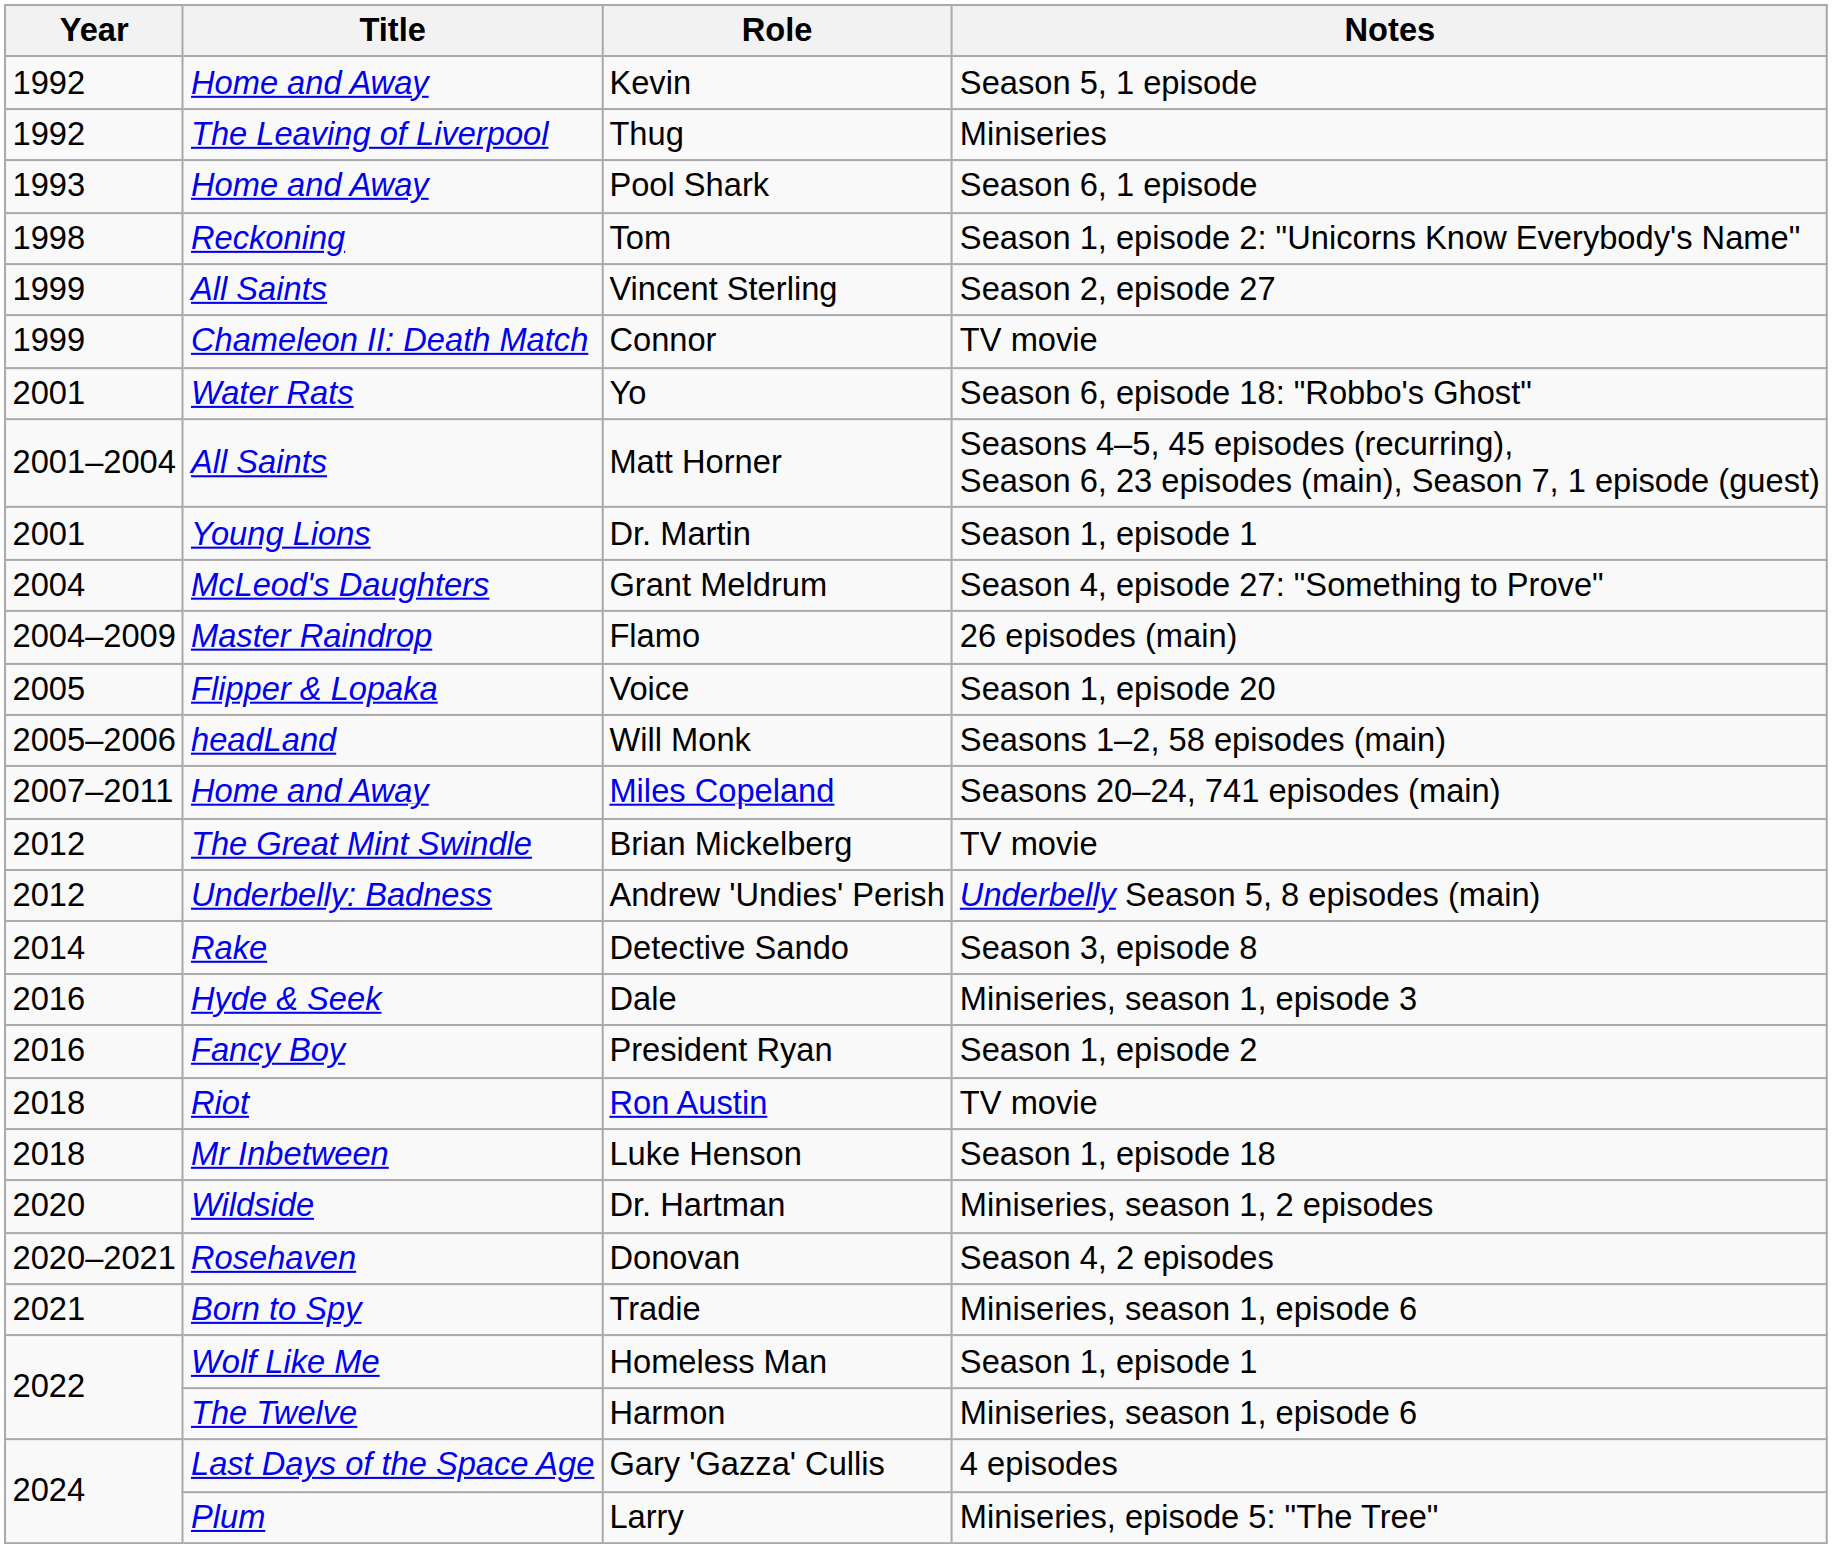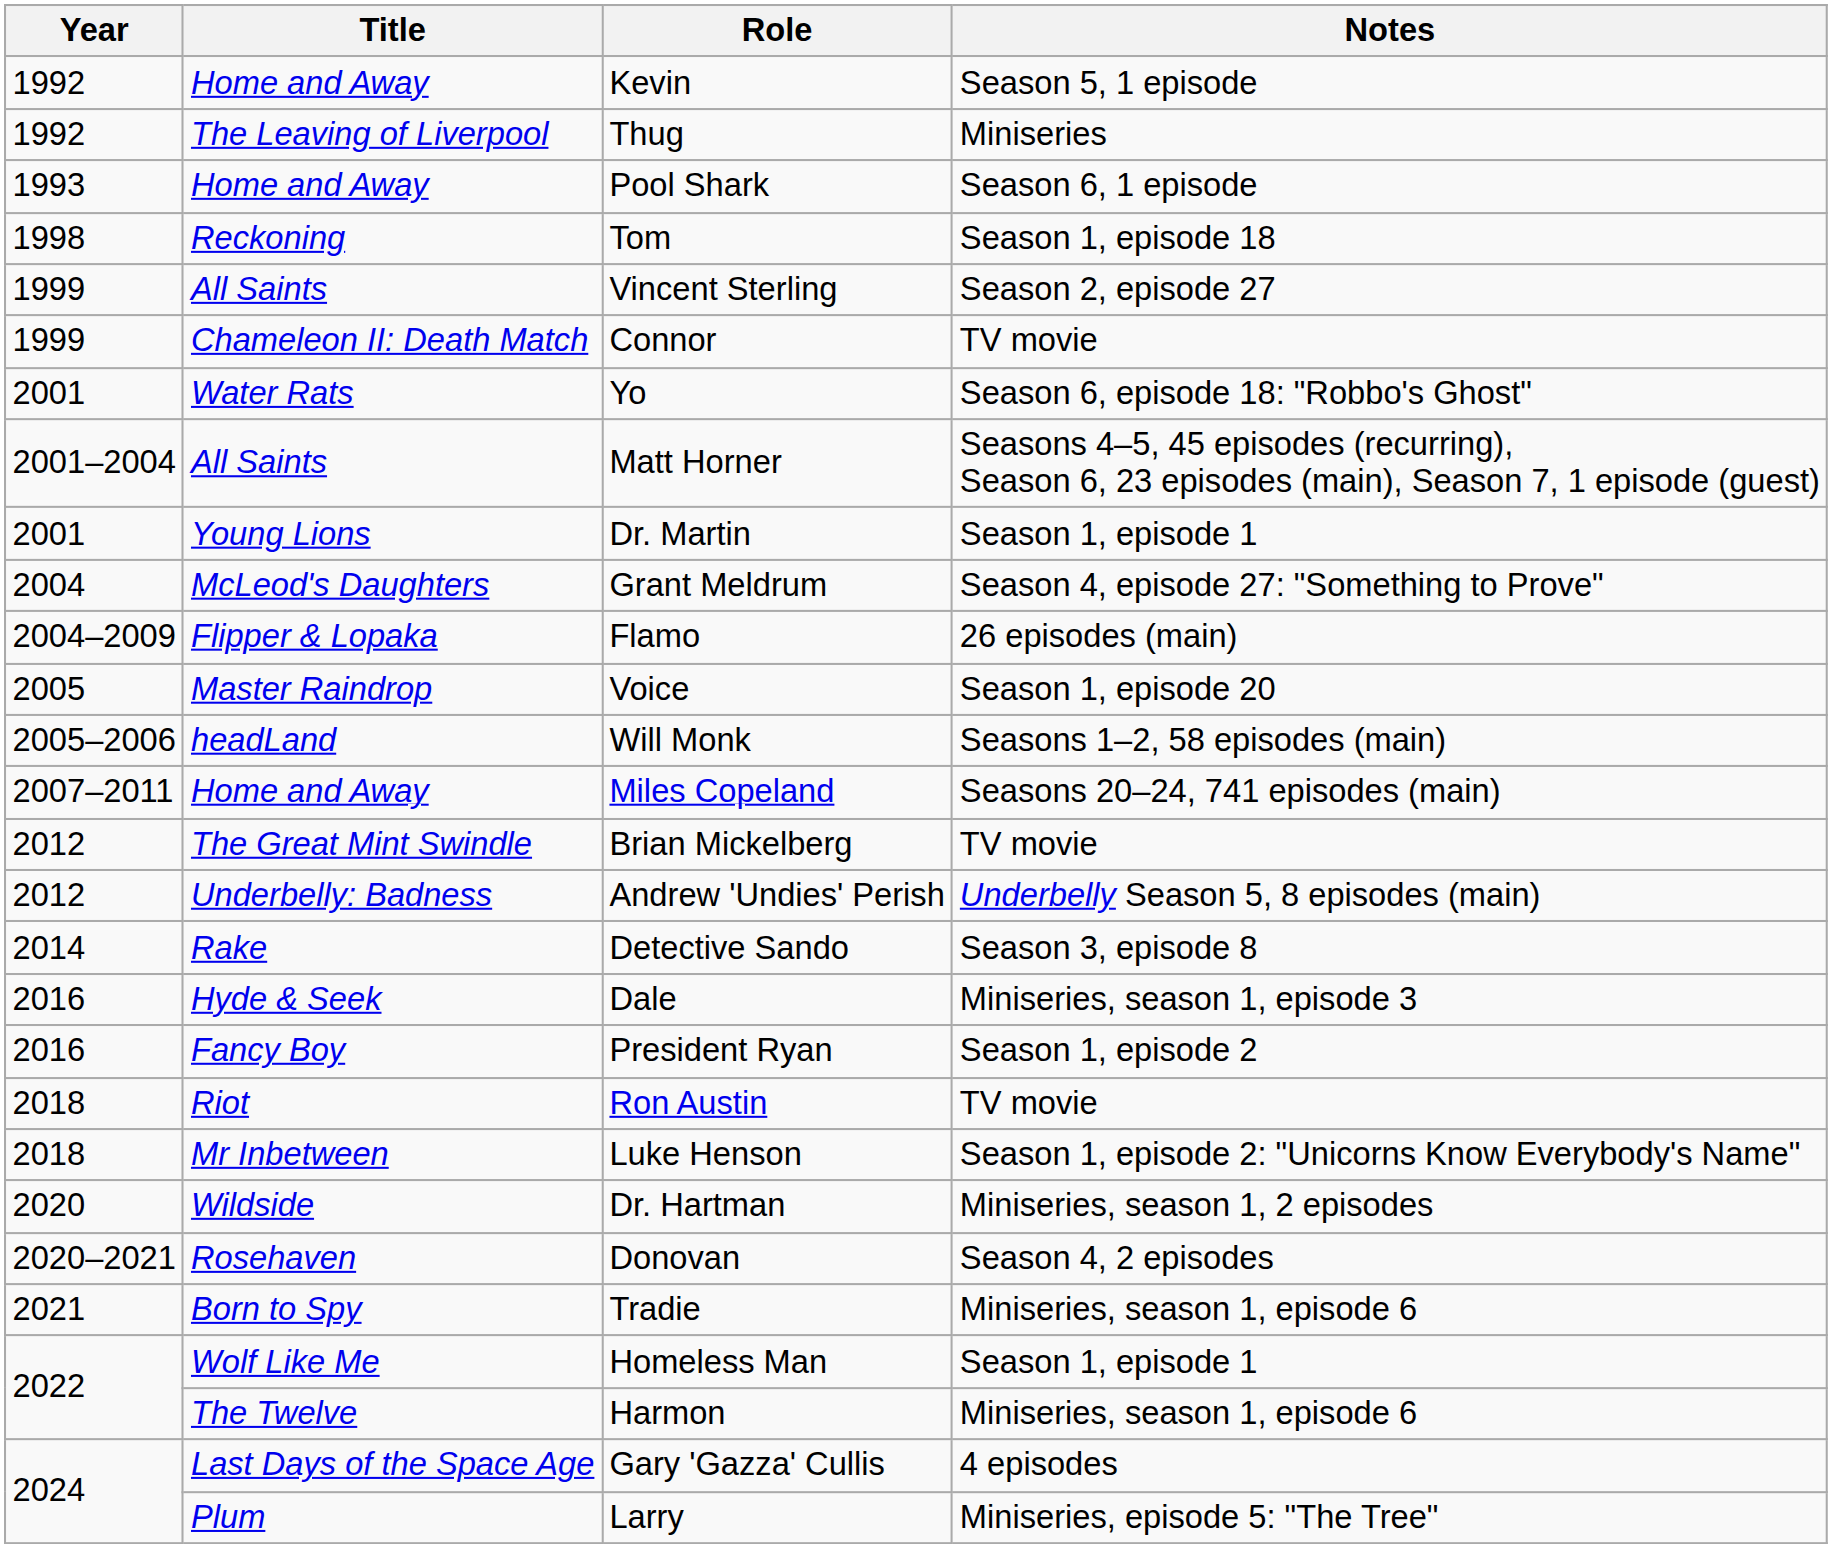(1380, 237) Season 1, episode 2: "Unicorns Know Everybody's Name" -> (1118, 237) Season 1, episode 18
(312, 636) Master Raindrop -> (314, 636) Flipper & Lopaka
(314, 688) Flipper & Lopaka -> (312, 688) Master Raindrop
(1118, 1154) Season 1, episode 18 -> (1380, 1154) Season 1, episode 2: "Unicorns Know Everybody's Name"
